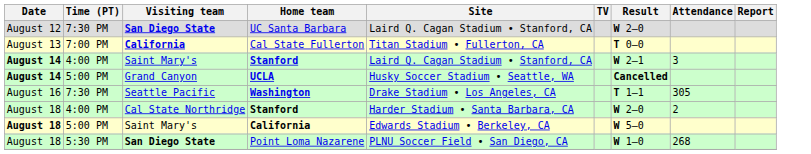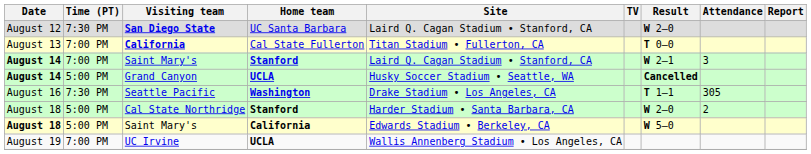(87, 61) 4:00 PM -> (87, 61) 7:00 PM
(87, 110) 4:00 PM -> (87, 110) 5:00 PM
- row: (170, 142)
+ row: (152, 142)
